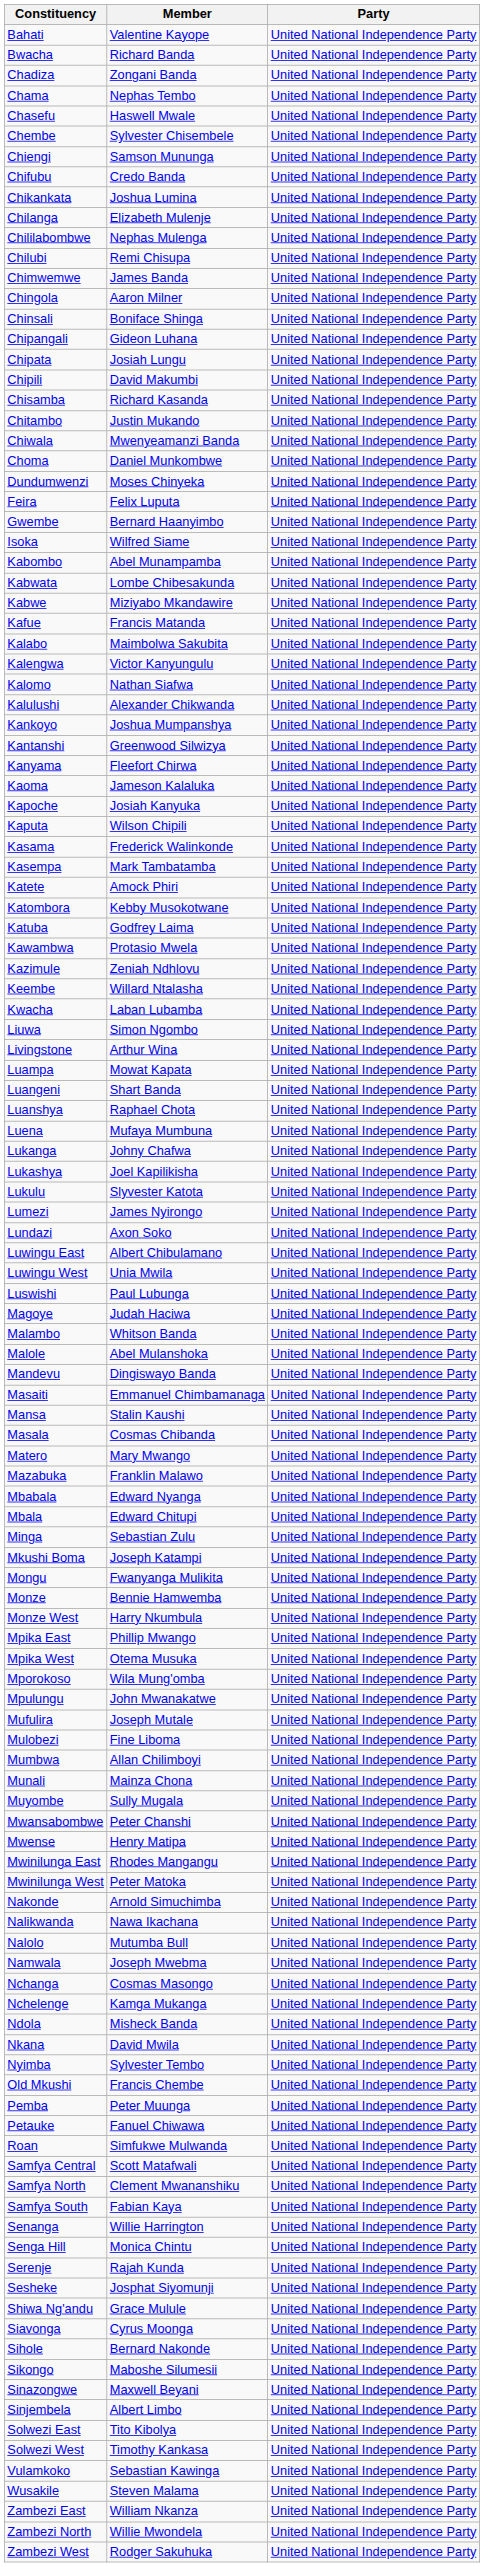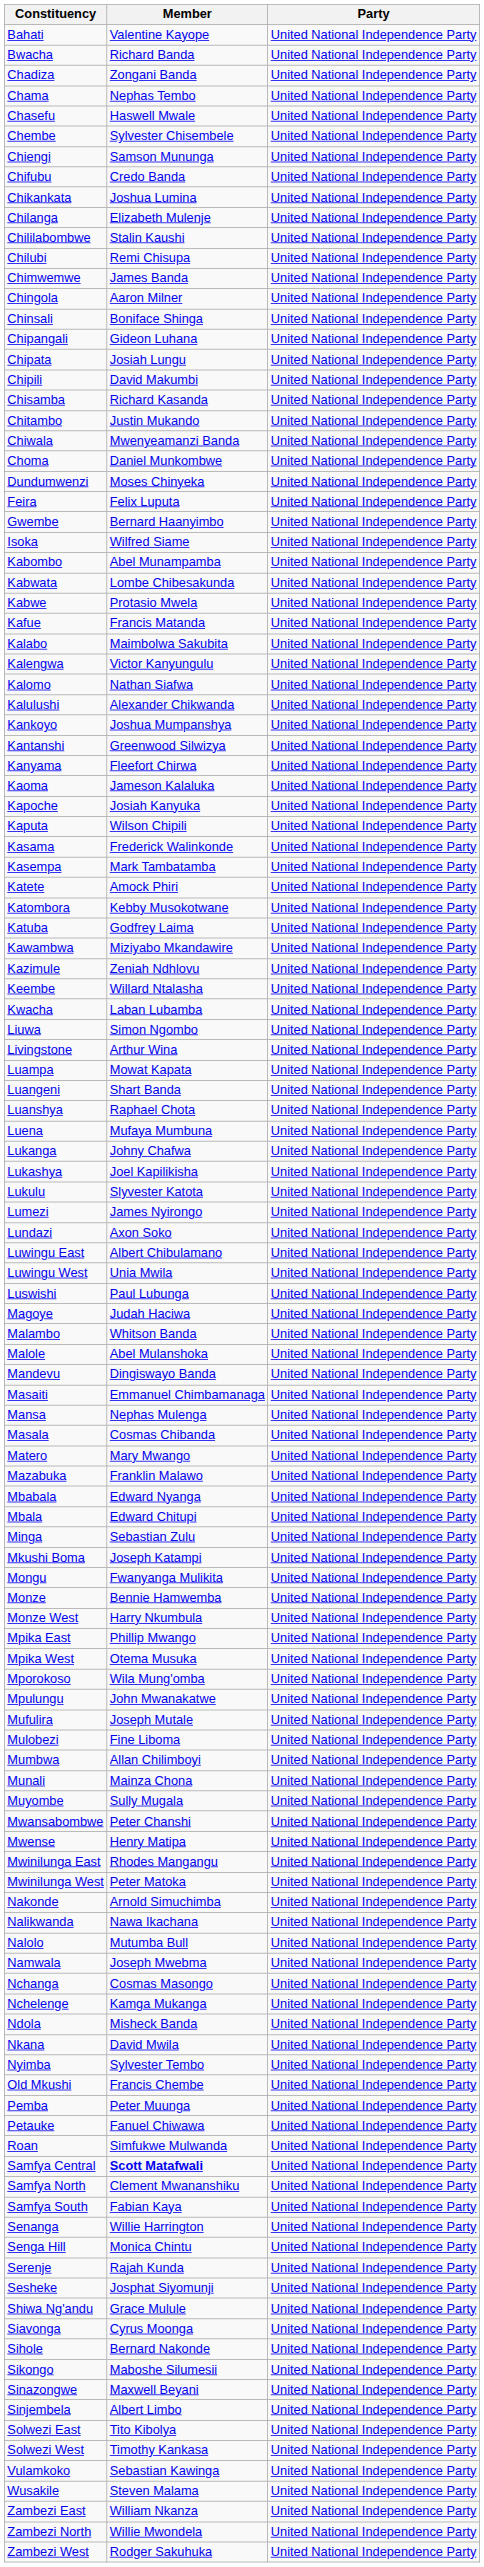(158, 237) Nephas Mulenga -> (147, 237) Stalin Kaushi
(171, 603) Miziyabo Mkandawire -> (154, 603) Protasio Mwela
(154, 948) Protasio Mwela -> (171, 948) Miziyabo Mkandawire
(147, 1415) Stalin Kaushi -> (158, 1415) Nephas Mulenga
(153, 2166) normal -> (156, 2166) bold
